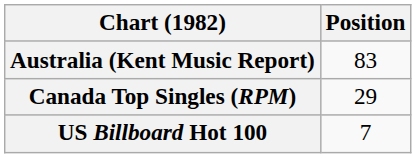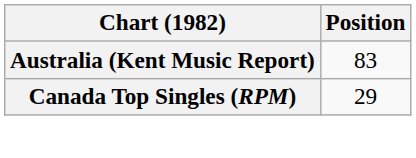- row: (162, 133)
